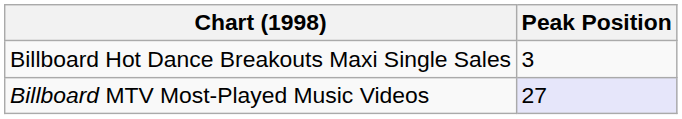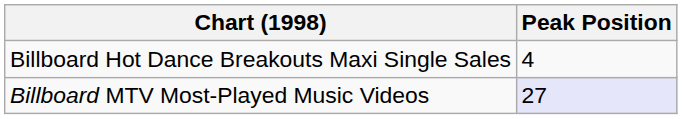(528, 58) 3 -> (528, 58) 4
